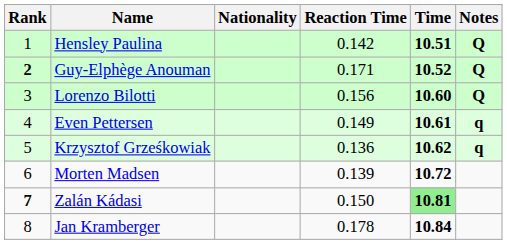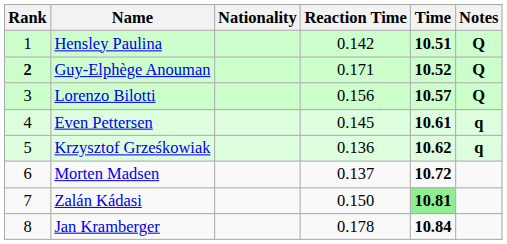(433, 95) 10.60 -> (433, 95) 10.57
(356, 122) 0.149 -> (356, 122) 0.145
(356, 174) 0.139 -> (356, 174) 0.137
(28, 200) bold -> (28, 200) normal
